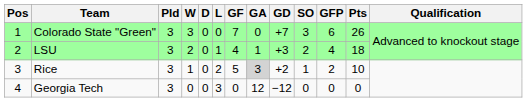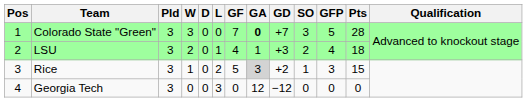(258, 32) normal -> (258, 32) bold
(331, 32) 6 -> (331, 32) 5
(358, 32) 26 -> (358, 32) 28
(331, 69) 2 -> (331, 69) 3
(358, 69) 10 -> (358, 69) 15
